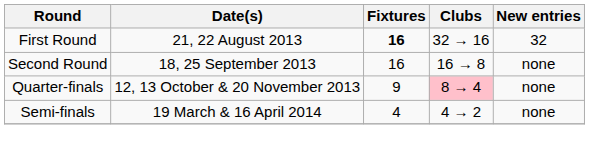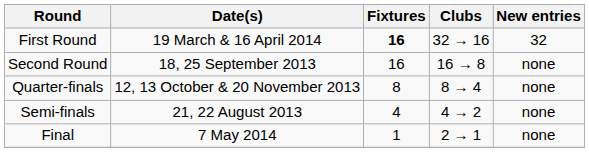(237, 40) 21, 22 August 2013 -> (237, 40) 19 March & 16 April 2014
(396, 87) 9 -> (396, 87) 8
(461, 87) pink background -> (461, 87) no background
(237, 111) 19 March & 16 April 2014 -> (237, 111) 21, 22 August 2013
+ row: (58, 135)
